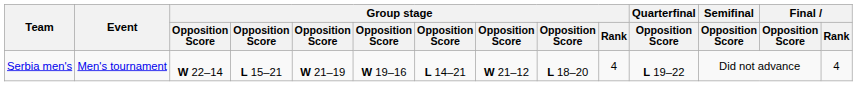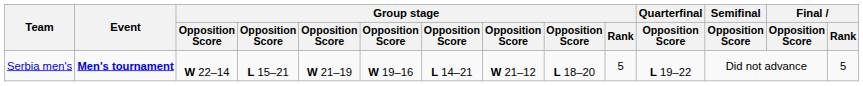(122, 66) normal -> (126, 66) bold
(614, 66) 4 -> (621, 66) 5
(836, 66) 4 -> (843, 66) 5
